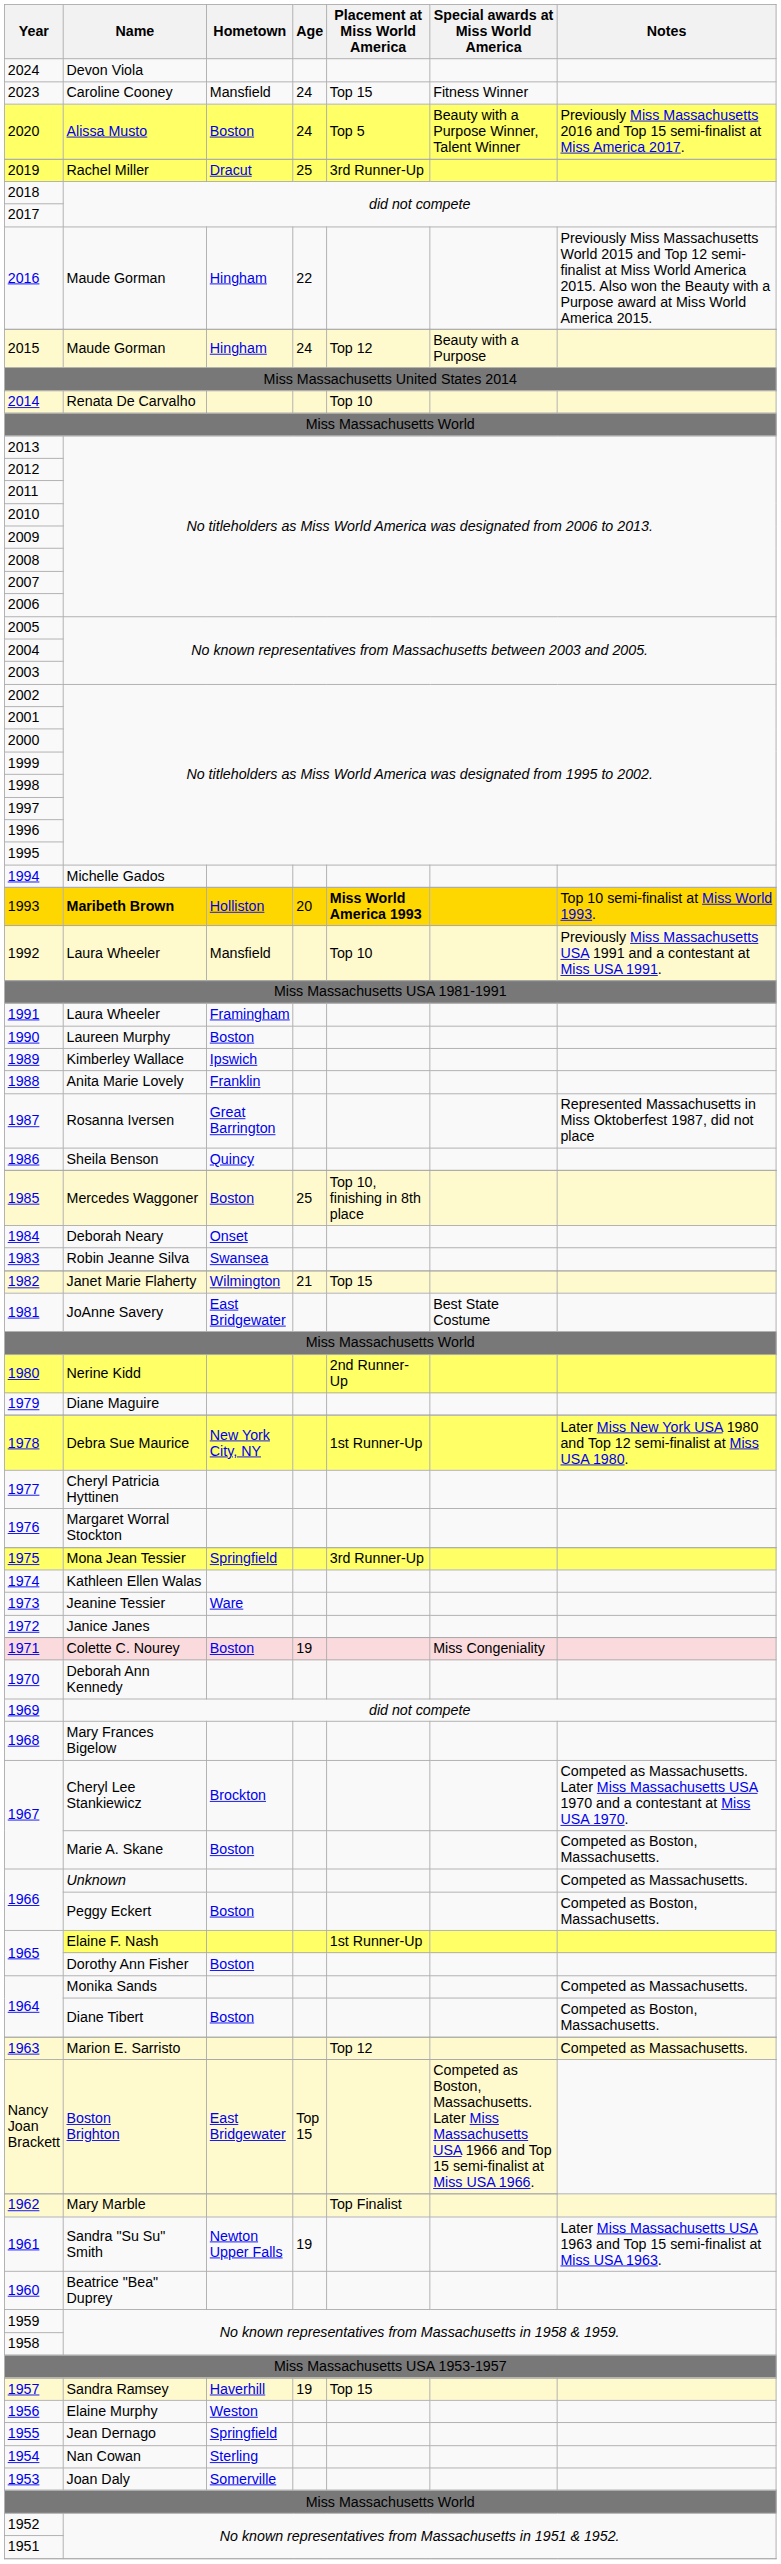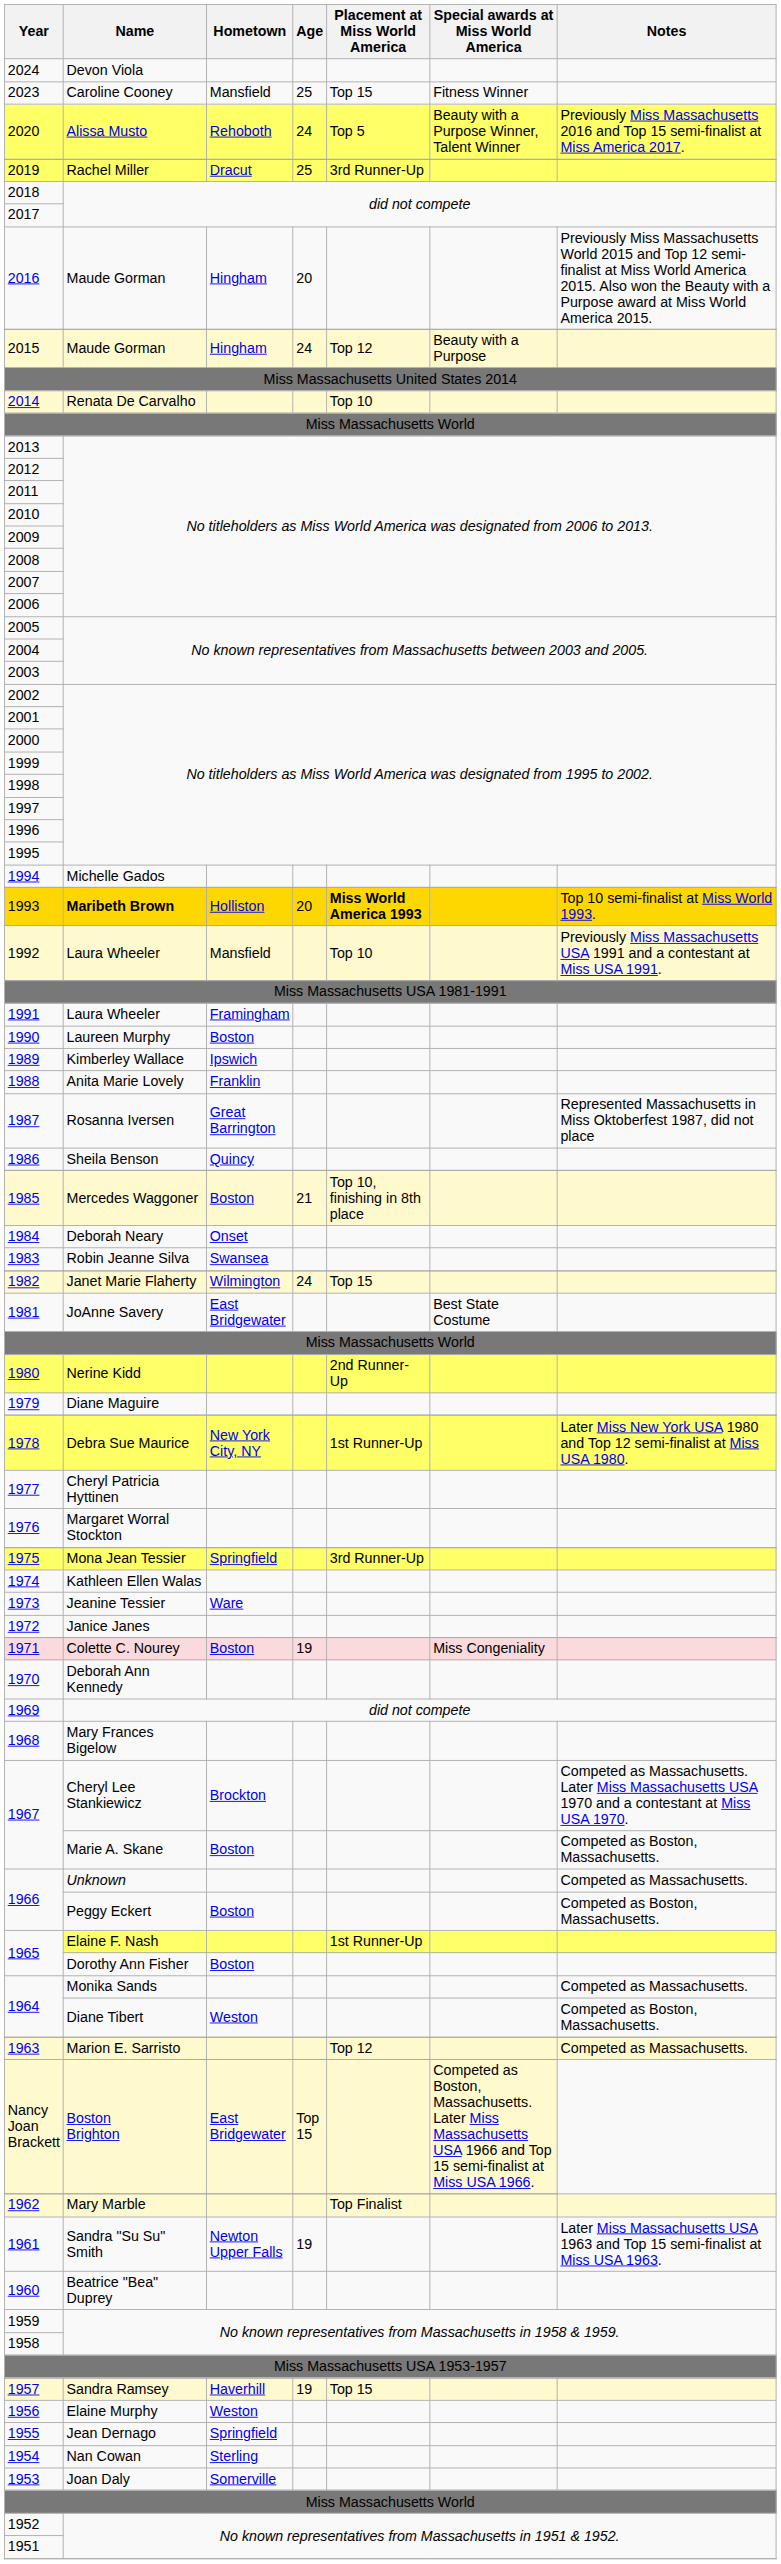(304, 92) 24 -> (304, 92) 25
(232, 131) Boston -> (241, 131) Rehoboth
(304, 278) 22 -> (304, 278) 20
(304, 1198) 25 -> (304, 1198) 21
(304, 1281) 21 -> (304, 1281) 24
(232, 2017) Boston -> (234, 2017) Weston
